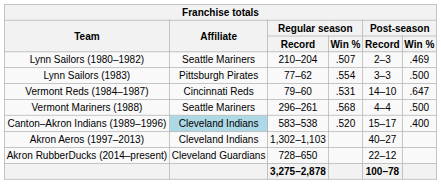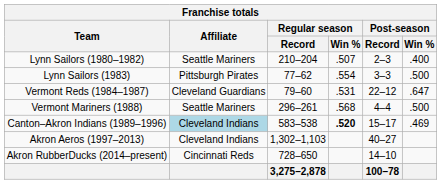(419, 60) .469 -> (419, 60) .400
(219, 92) Cincinnati Reds -> (219, 92) Cleveland Guardians
(382, 92) 14–10 -> (382, 92) 22–12
(345, 124) normal -> (345, 124) bold
(419, 124) .400 -> (419, 124) .469
(219, 155) Cleveland Guardians -> (219, 155) Cincinnati Reds
(382, 155) 22–12 -> (382, 155) 14–10
